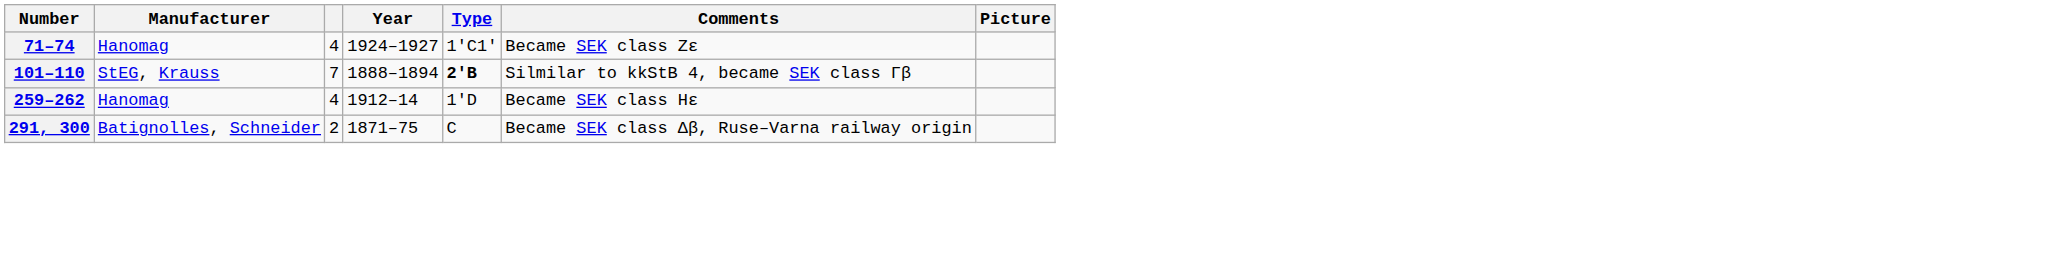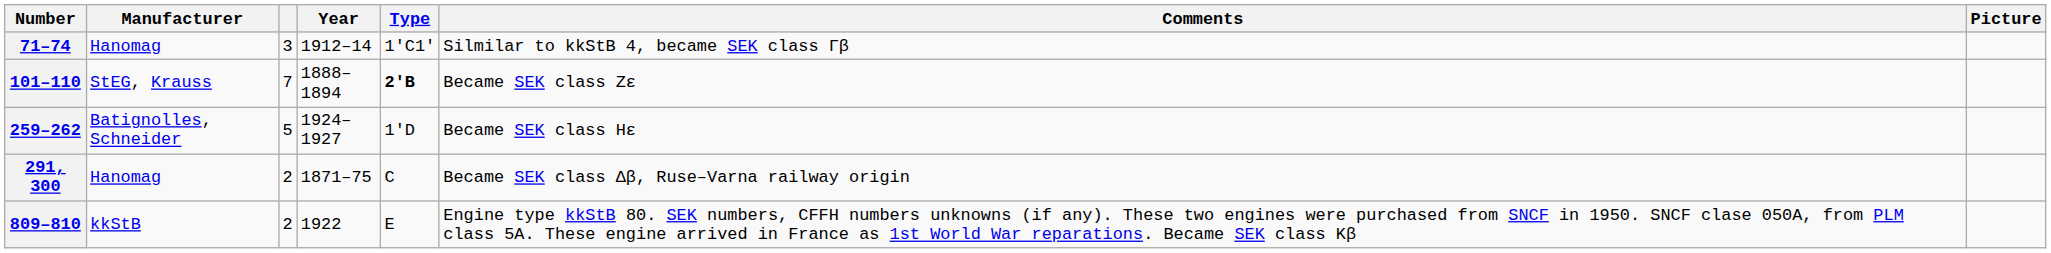(334, 46) 4 -> (288, 46) 3
(393, 46) 1924–1927 -> (336, 46) 1912–14
(602, 46) Became SEK class Ζε -> (646, 46) Silmilar to kkStB 4, became SEK class Γβ
(708, 74) Silmilar to kkStB 4, became SEK class Γβ -> (540, 83) Became SEK class Ζε
(133, 101) Hanomag -> (151, 130) Batignolles, Schneider
(334, 101) 4 -> (288, 130) 5
(383, 101) 1912–14 -> (326, 130) 1924–1927
(209, 129) Batignolles, Schneider -> (126, 177) Hanomag
+ row: (45, 224)
